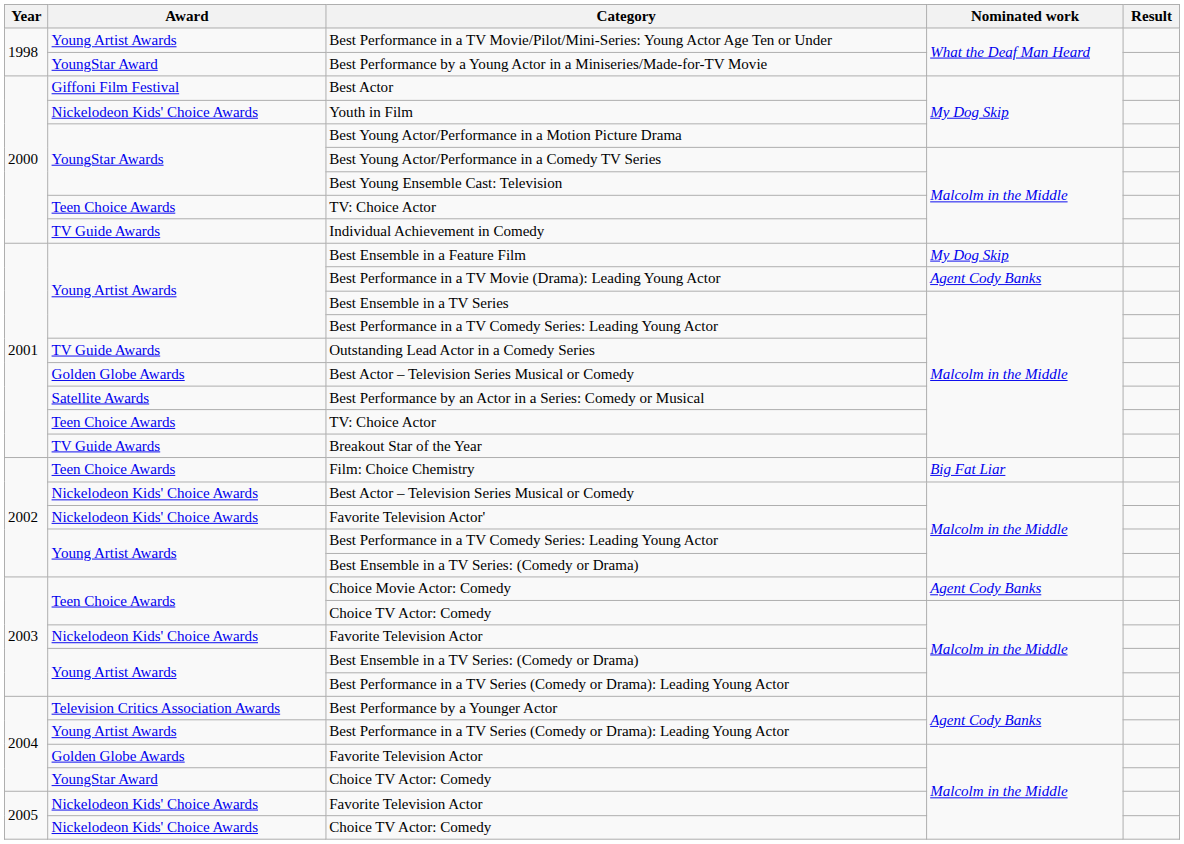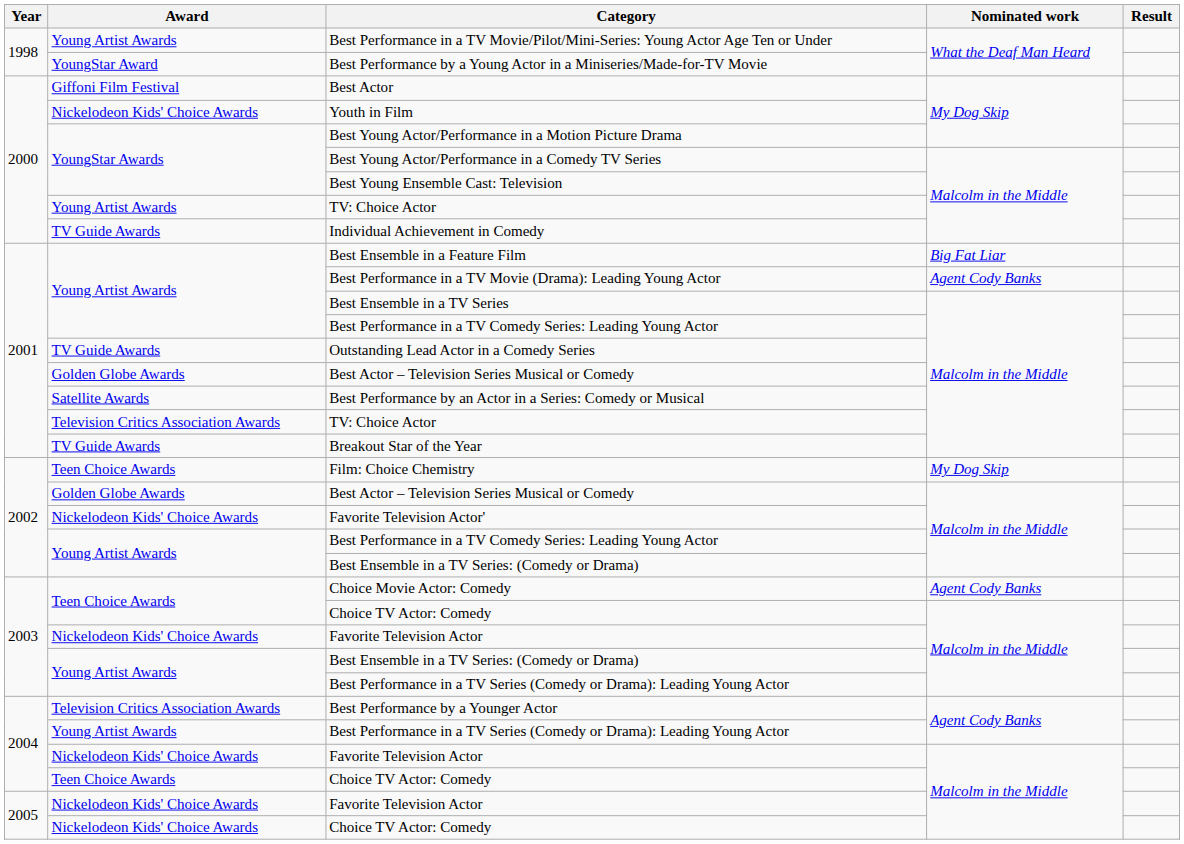(113, 207) Teen Choice Awards -> (114, 207) Young Artist Awards
(969, 254) My Dog Skip -> (968, 254) Big Fat Liar
(113, 421) Teen Choice Awards -> (166, 421) Television Critics Association Awards
(968, 469) Big Fat Liar -> (969, 469) My Dog Skip
(155, 493) Nickelodeon Kids' Choice Awards -> (118, 493) Golden Globe Awards
(118, 755) Golden Globe Awards -> (155, 755) Nickelodeon Kids' Choice Awards
(105, 779) YoungStar Award -> (113, 779) Teen Choice Awards
